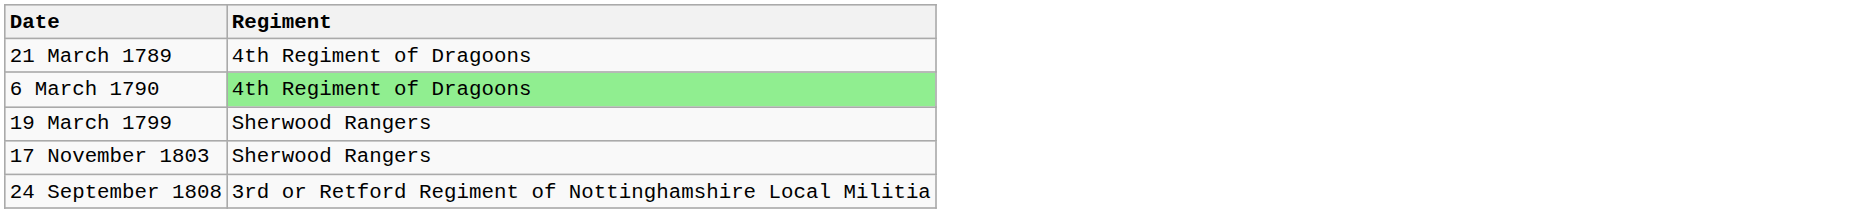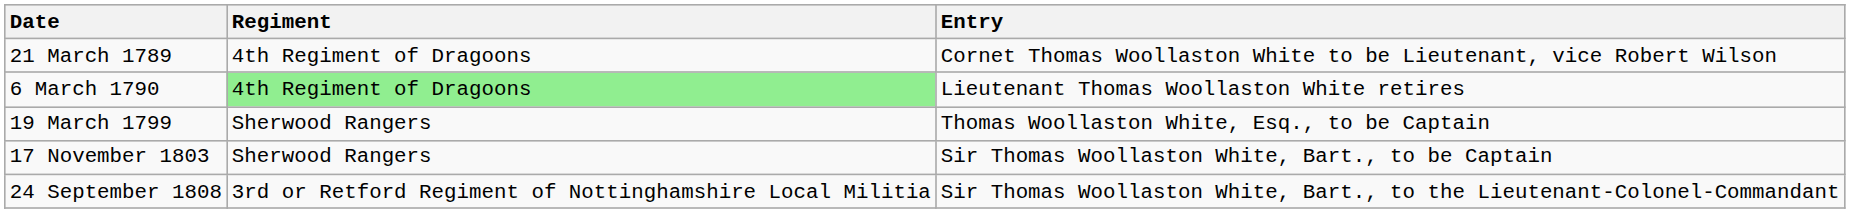+ column: (972, 22)
